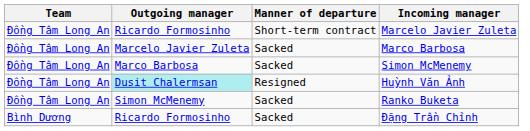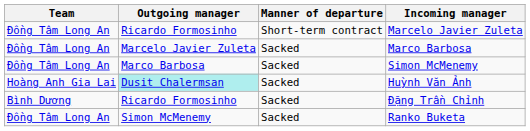(58, 83) Đồng Tâm Long An -> (62, 83) Hoàng Anh Gia Lai
(280, 83) Resigned -> (280, 83) Sacked
rows swapped: (430, 117) <-> (420, 100)
